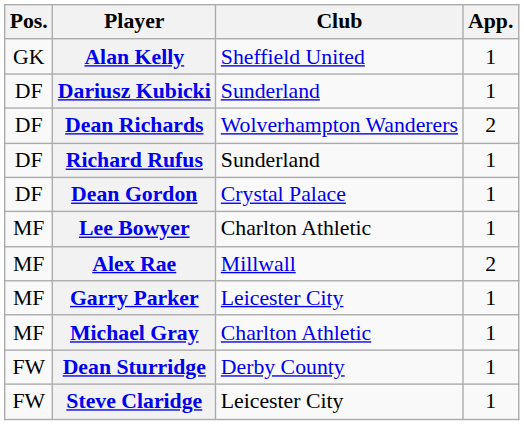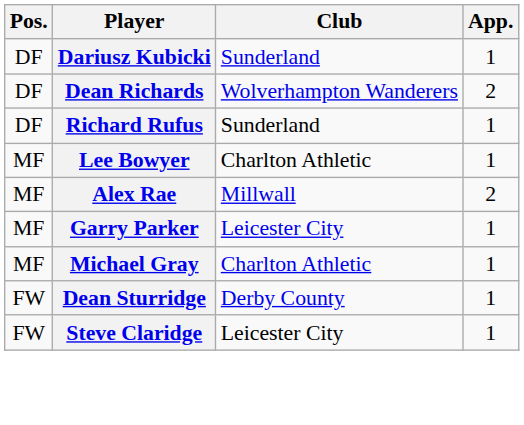- row: (134, 56)
- row: (134, 194)
